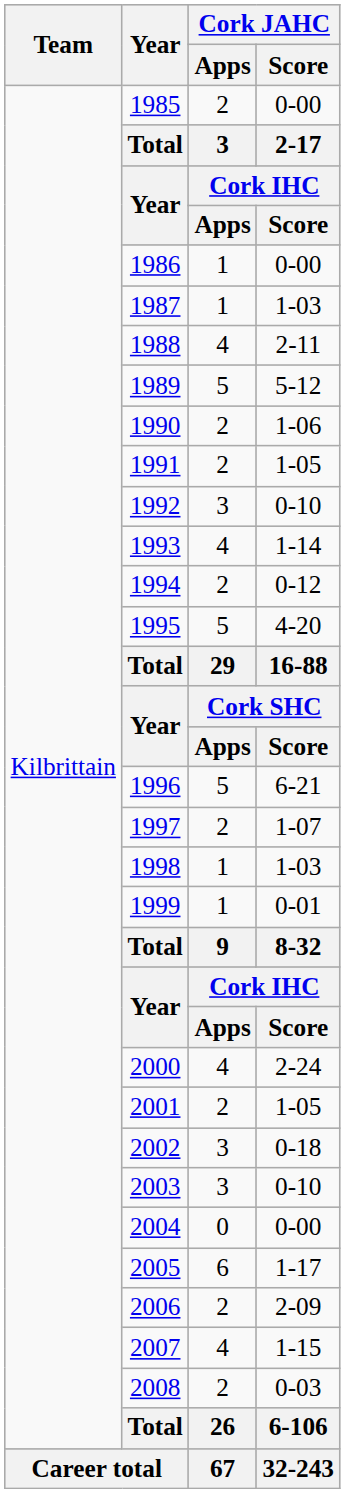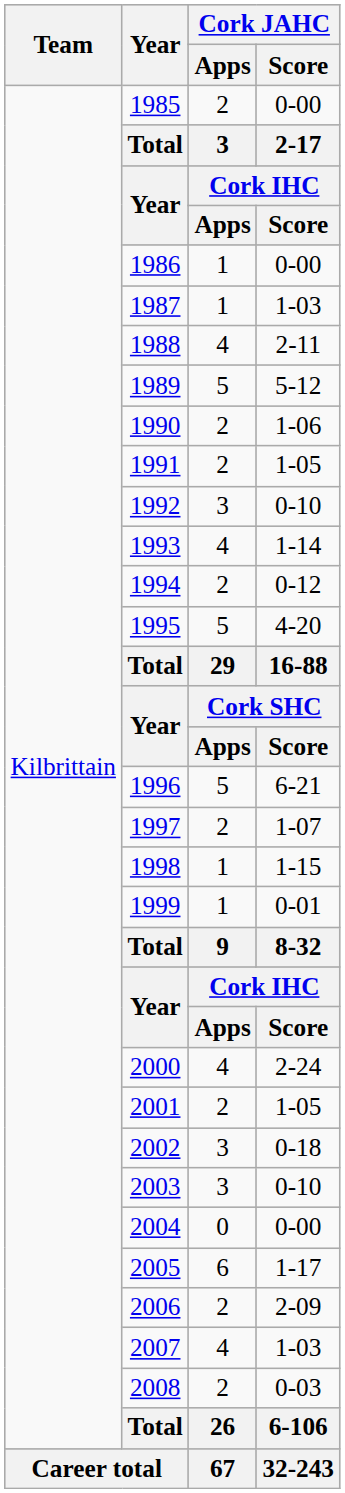(298, 866) 1-03 -> (298, 866) 1-15
(298, 1347) 1-15 -> (298, 1347) 1-03
